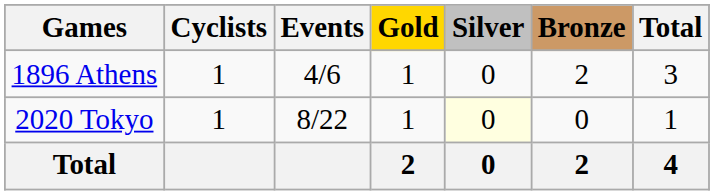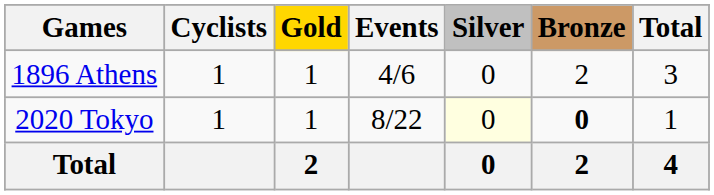columns swapped: (322, 27) <-> (408, 27)
(582, 119) normal -> (582, 119) bold
